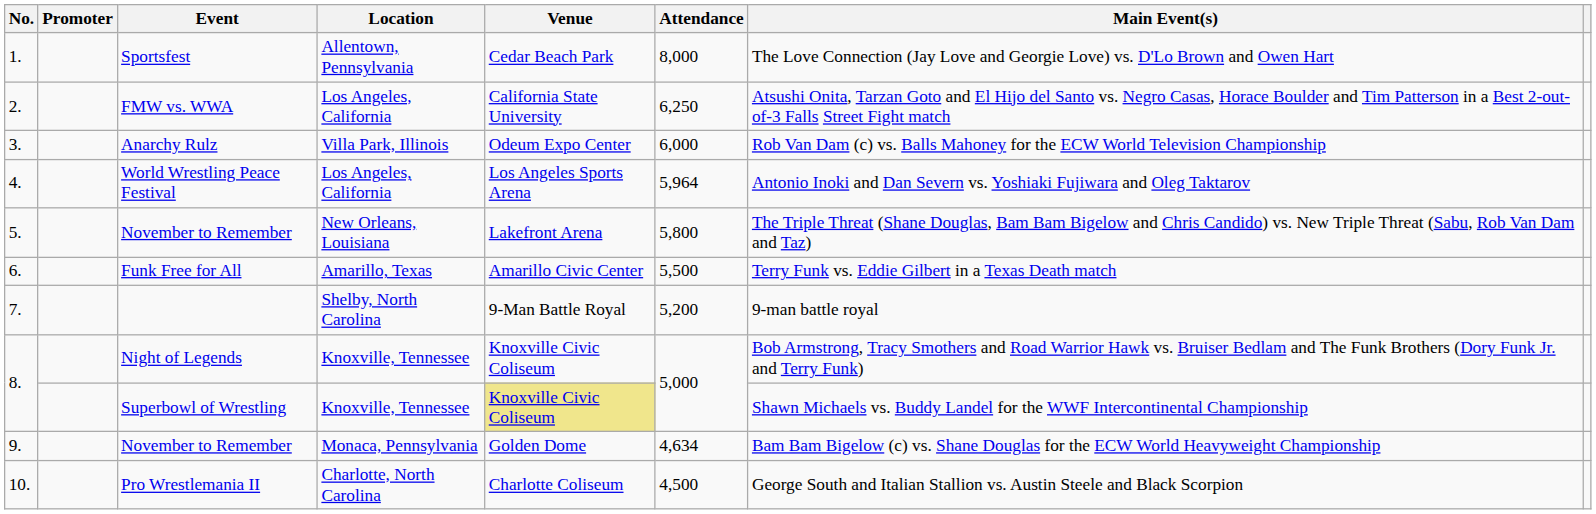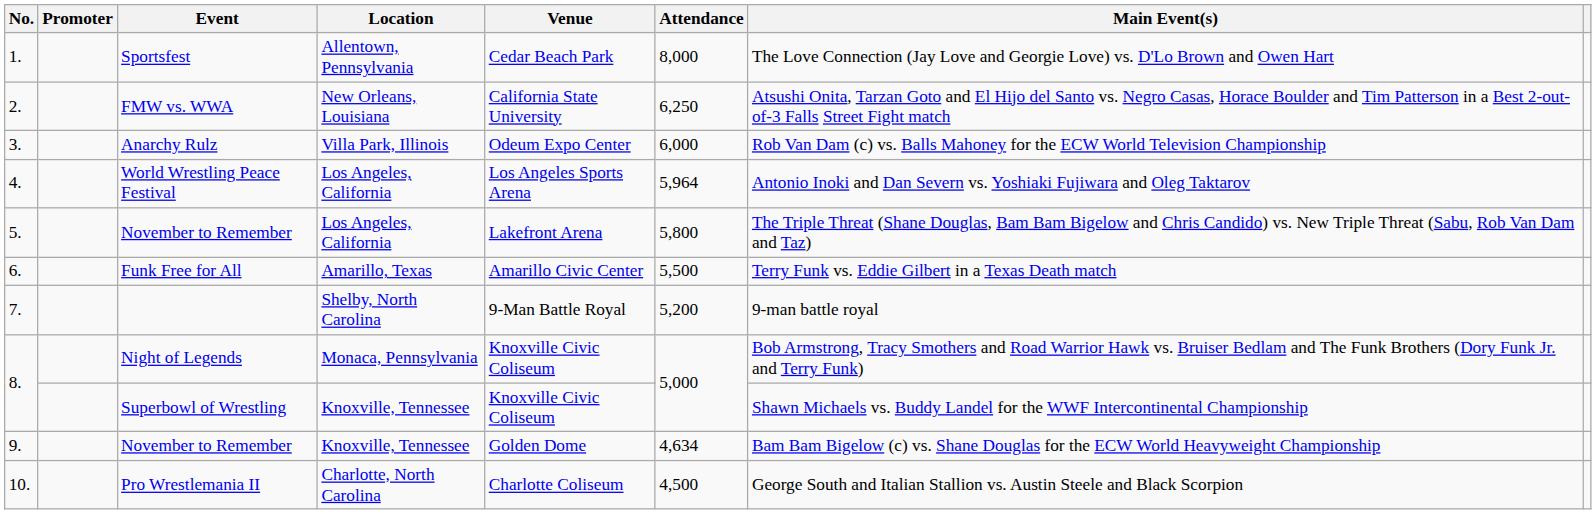(366, 105) Los Angeles, California -> (369, 105) New Orleans, Louisiana
(369, 231) New Orleans, Louisiana -> (366, 231) Los Angeles, California
(395, 358) Knoxville, Tennessee -> (400, 358) Monaca, Pennsylvania
(544, 406) khaki background -> (544, 406) no background
(400, 445) Monaca, Pennsylvania -> (395, 445) Knoxville, Tennessee
